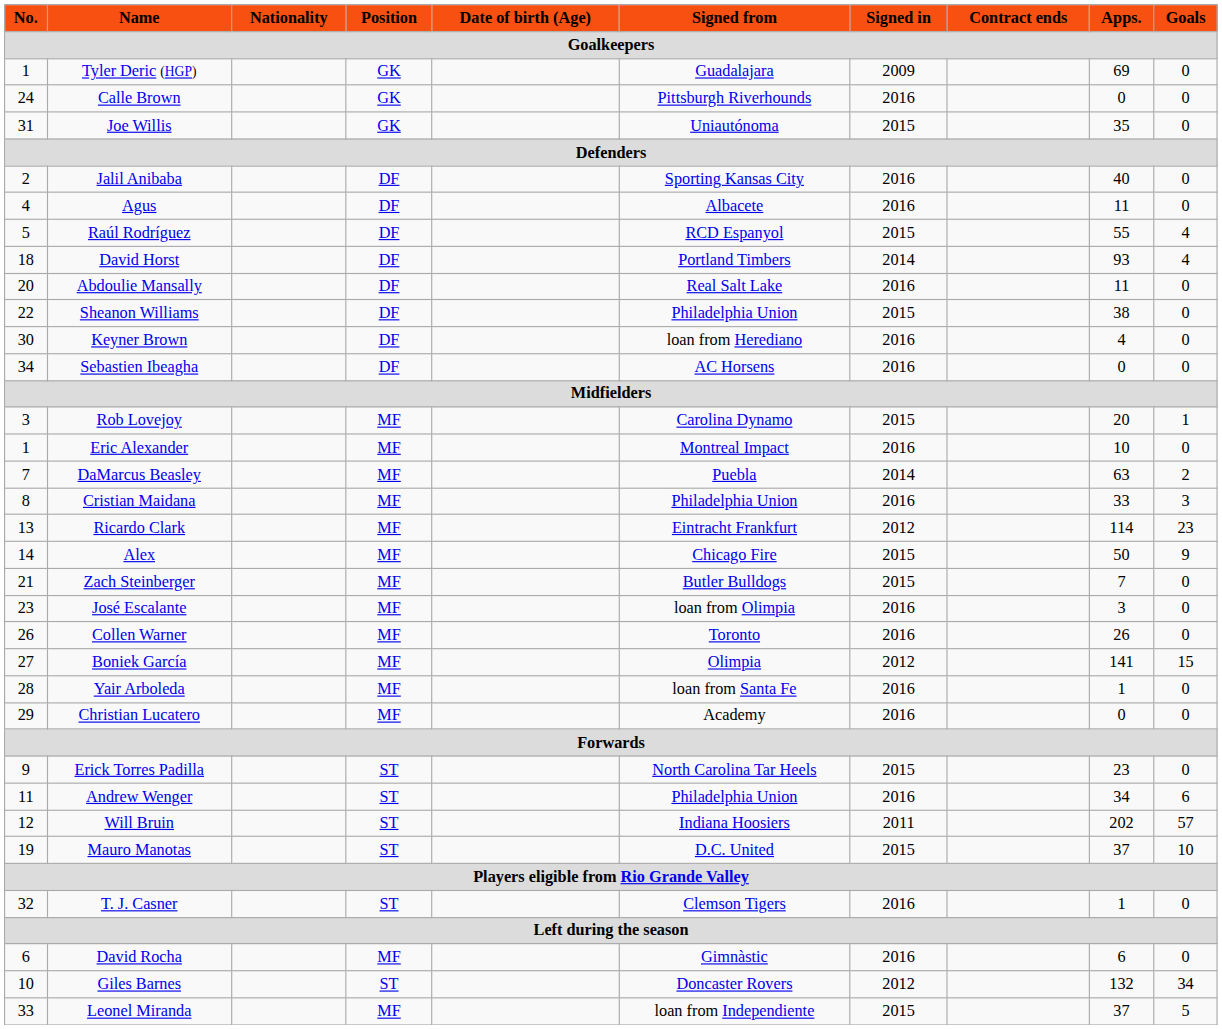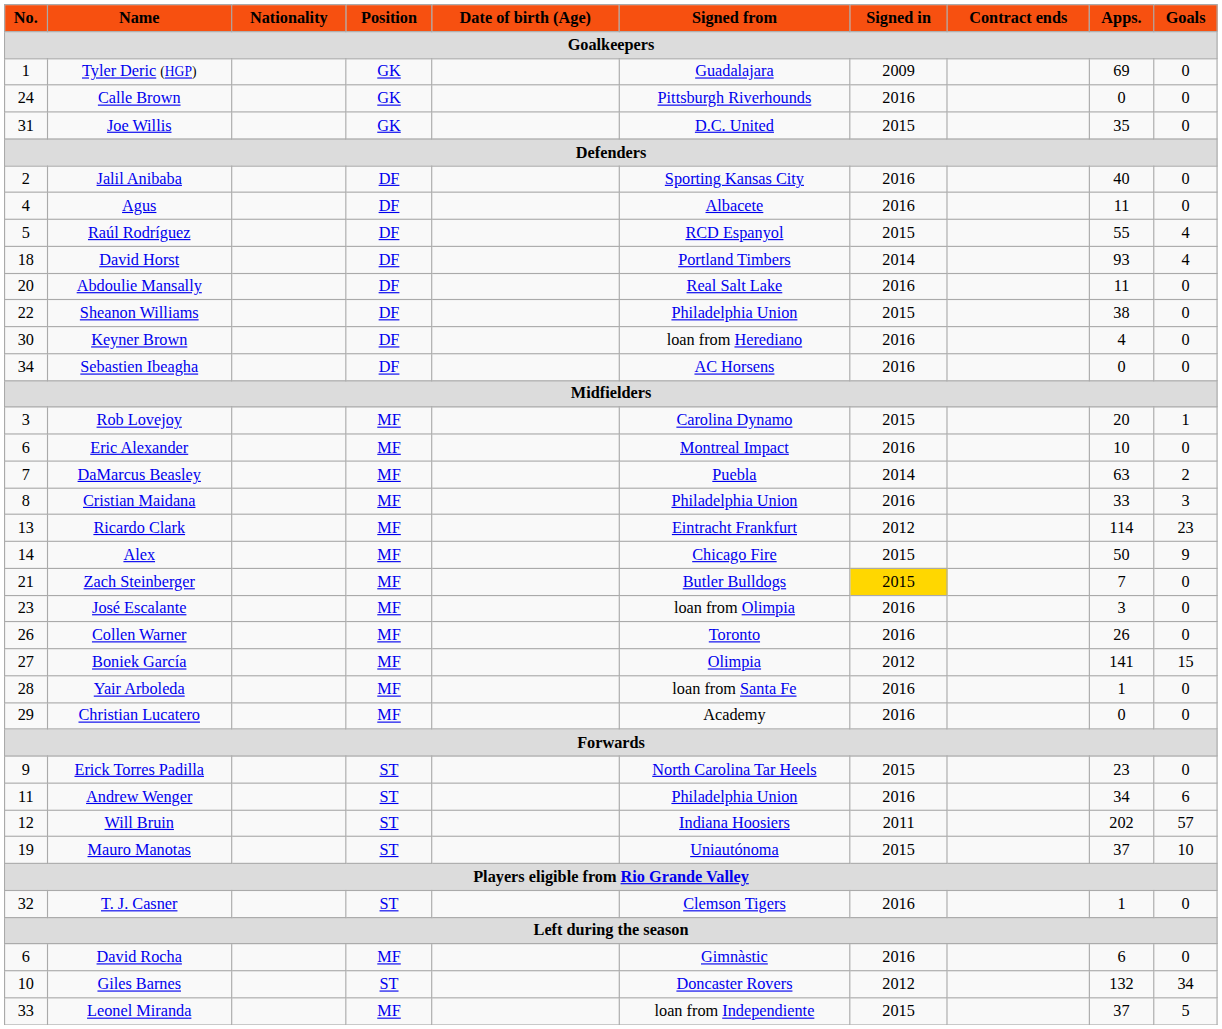(734, 125) Uniautónoma -> (734, 125) D.C. United
(26, 447) 1 -> (26, 447) 6
(899, 581) no background -> (899, 581) gold background
(734, 850) D.C. United -> (734, 850) Uniautónoma
